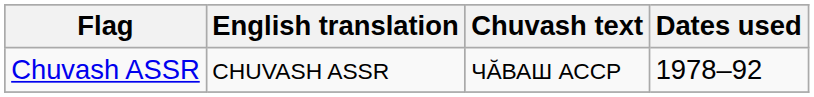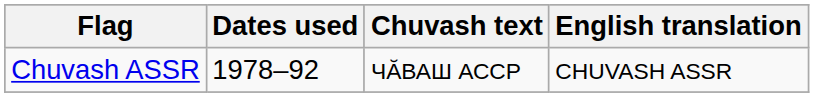columns swapped: (729, 26) <-> (335, 26)
